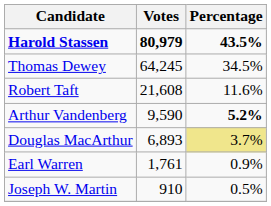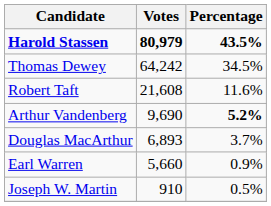(161, 66) 64,245 -> (161, 66) 64,242
(165, 115) 9,590 -> (165, 115) 9,690
(246, 139) khaki background -> (246, 139) no background
(165, 164) 1,761 -> (165, 164) 5,660
